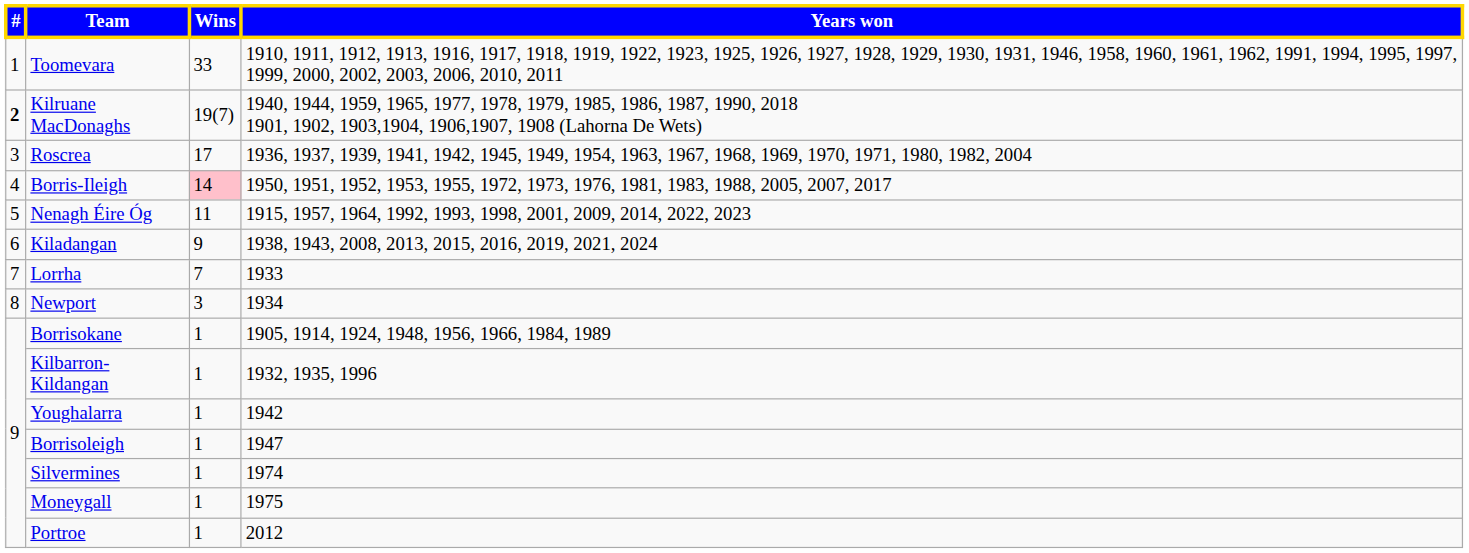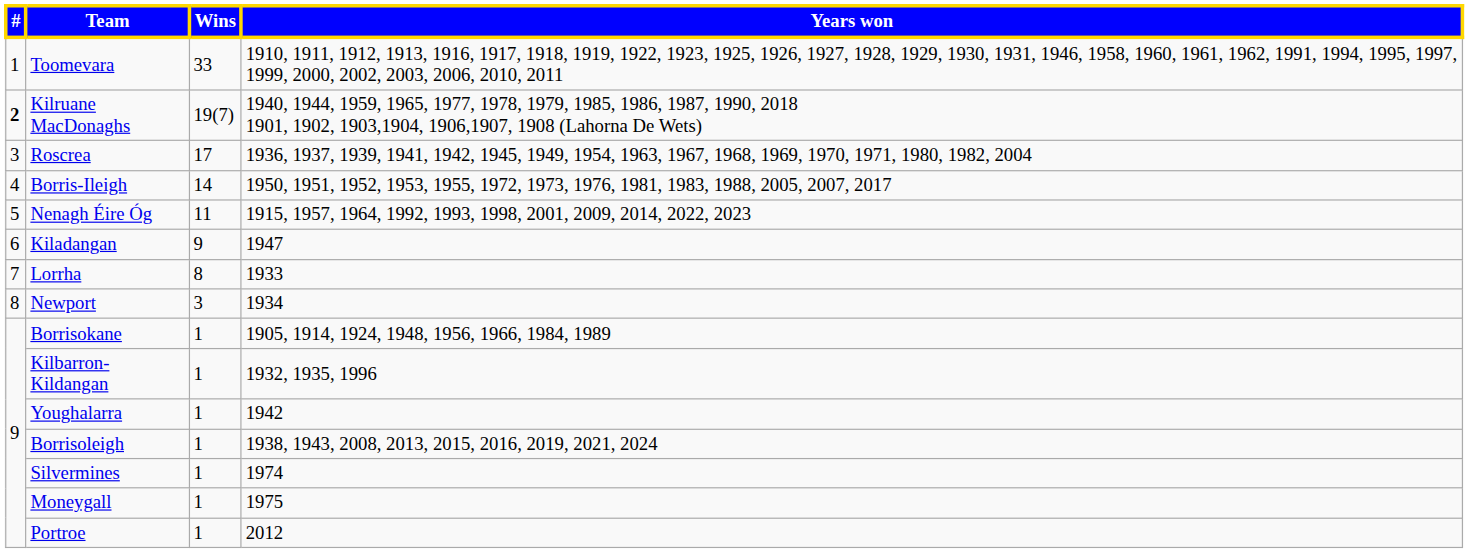(203, 184) pink background -> (203, 184) no background
(452, 244) 1938, 1943, 2008, 2013, 2015, 2016, 2019, 2021, 2024 -> (264, 244) 1947
(198, 273) 7 -> (198, 273) 8
(264, 443) 1947 -> (452, 443) 1938, 1943, 2008, 2013, 2015, 2016, 2019, 2021, 2024
